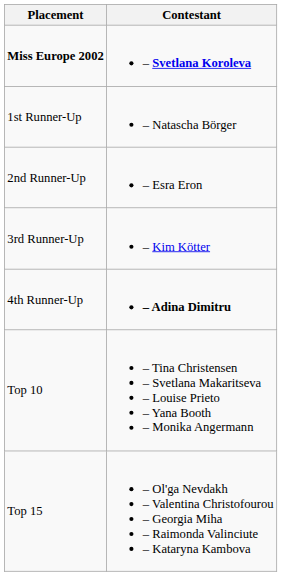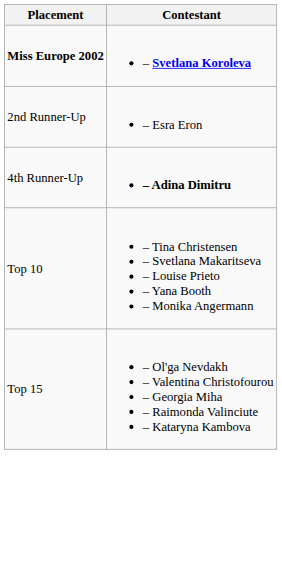- row: (45, 116)
- row: (46, 238)
